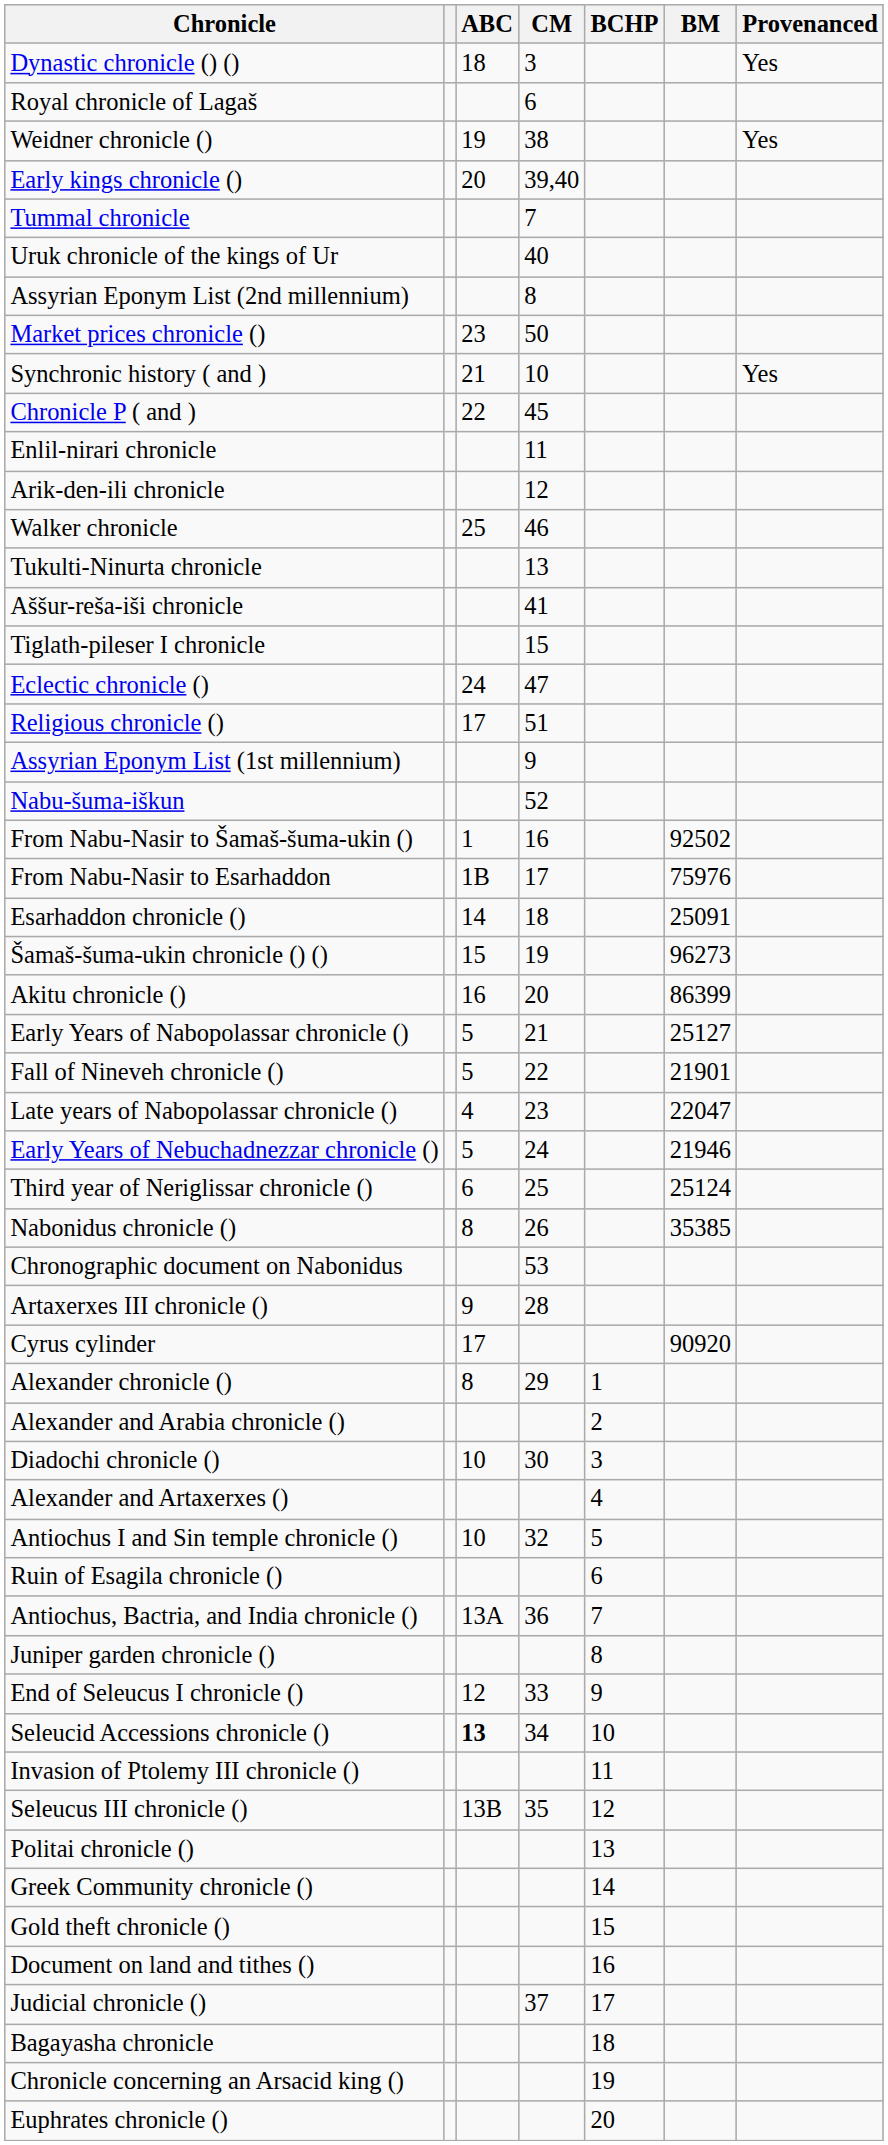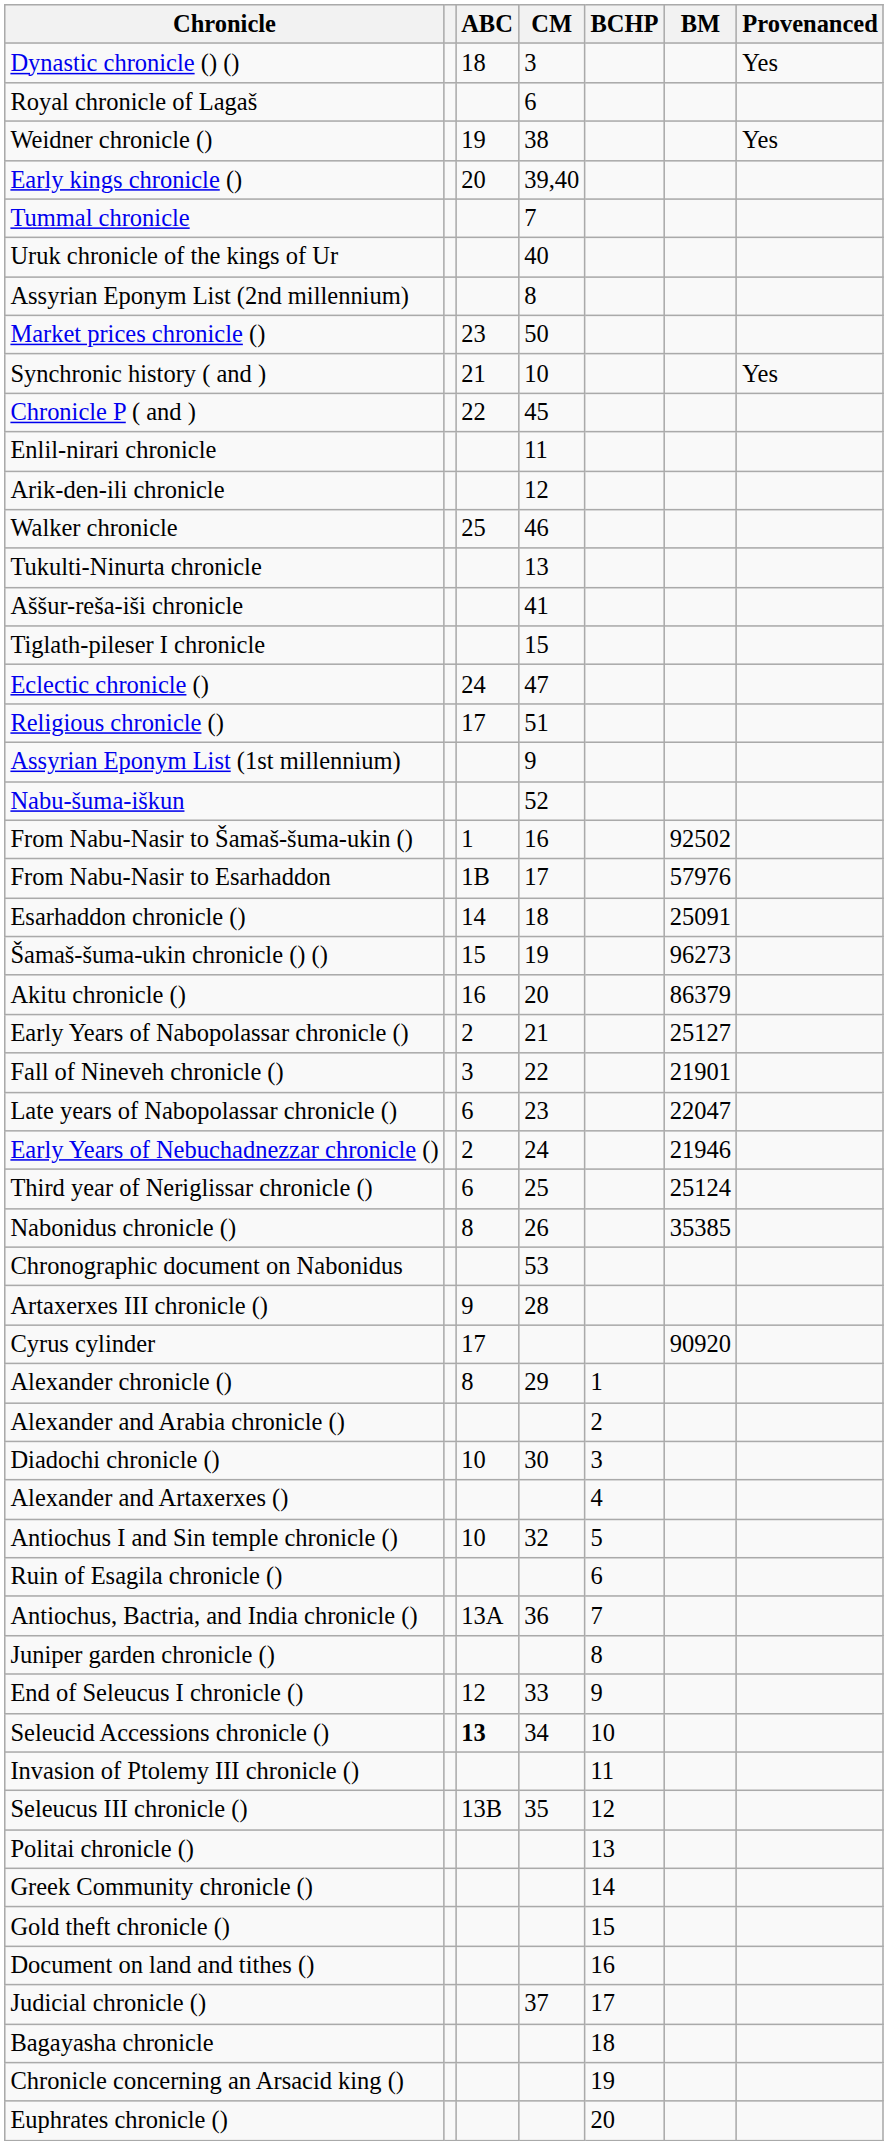(700, 878) 75976 -> (700, 878) 57976
(700, 994) 86399 -> (700, 994) 86379
(467, 1033) 5 -> (467, 1033) 2
(467, 1072) 5 -> (467, 1072) 3
(467, 1110) 4 -> (467, 1110) 6
(467, 1149) 5 -> (467, 1149) 2
